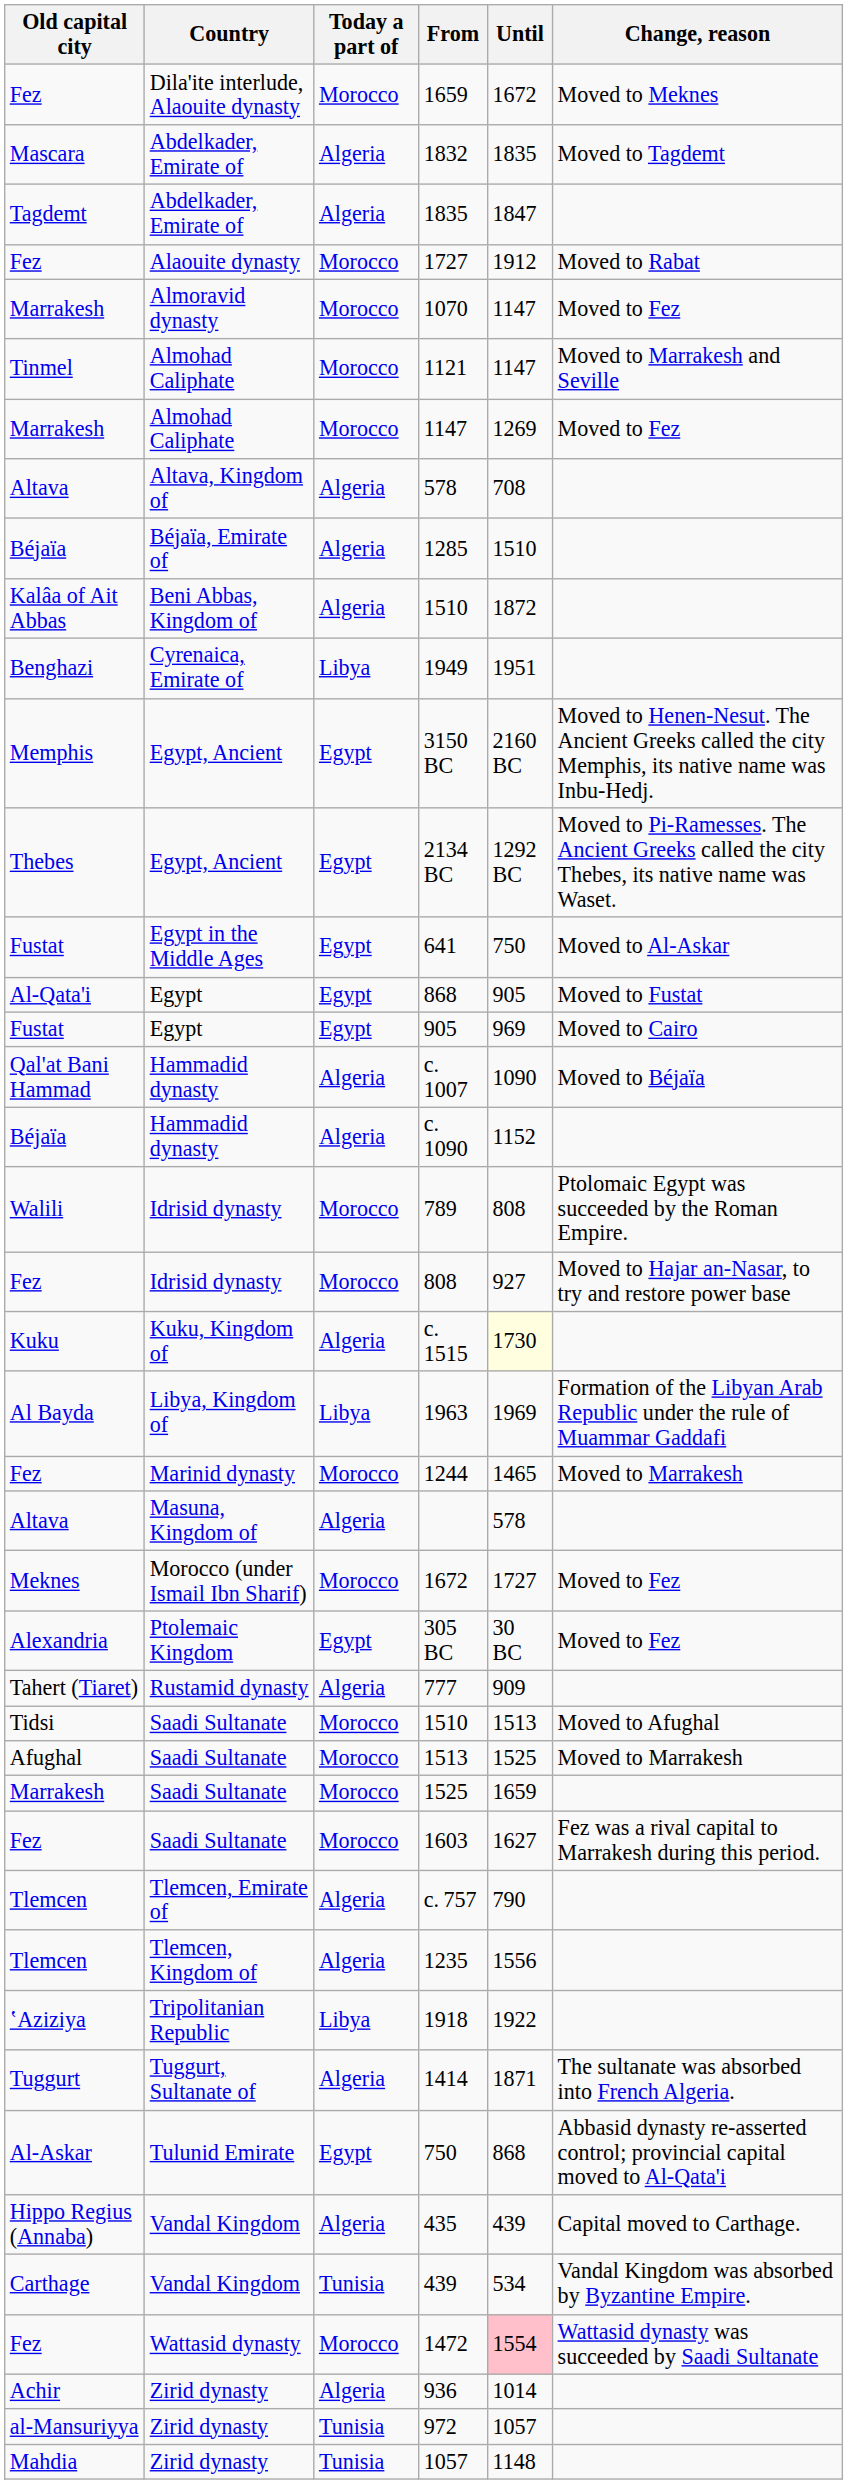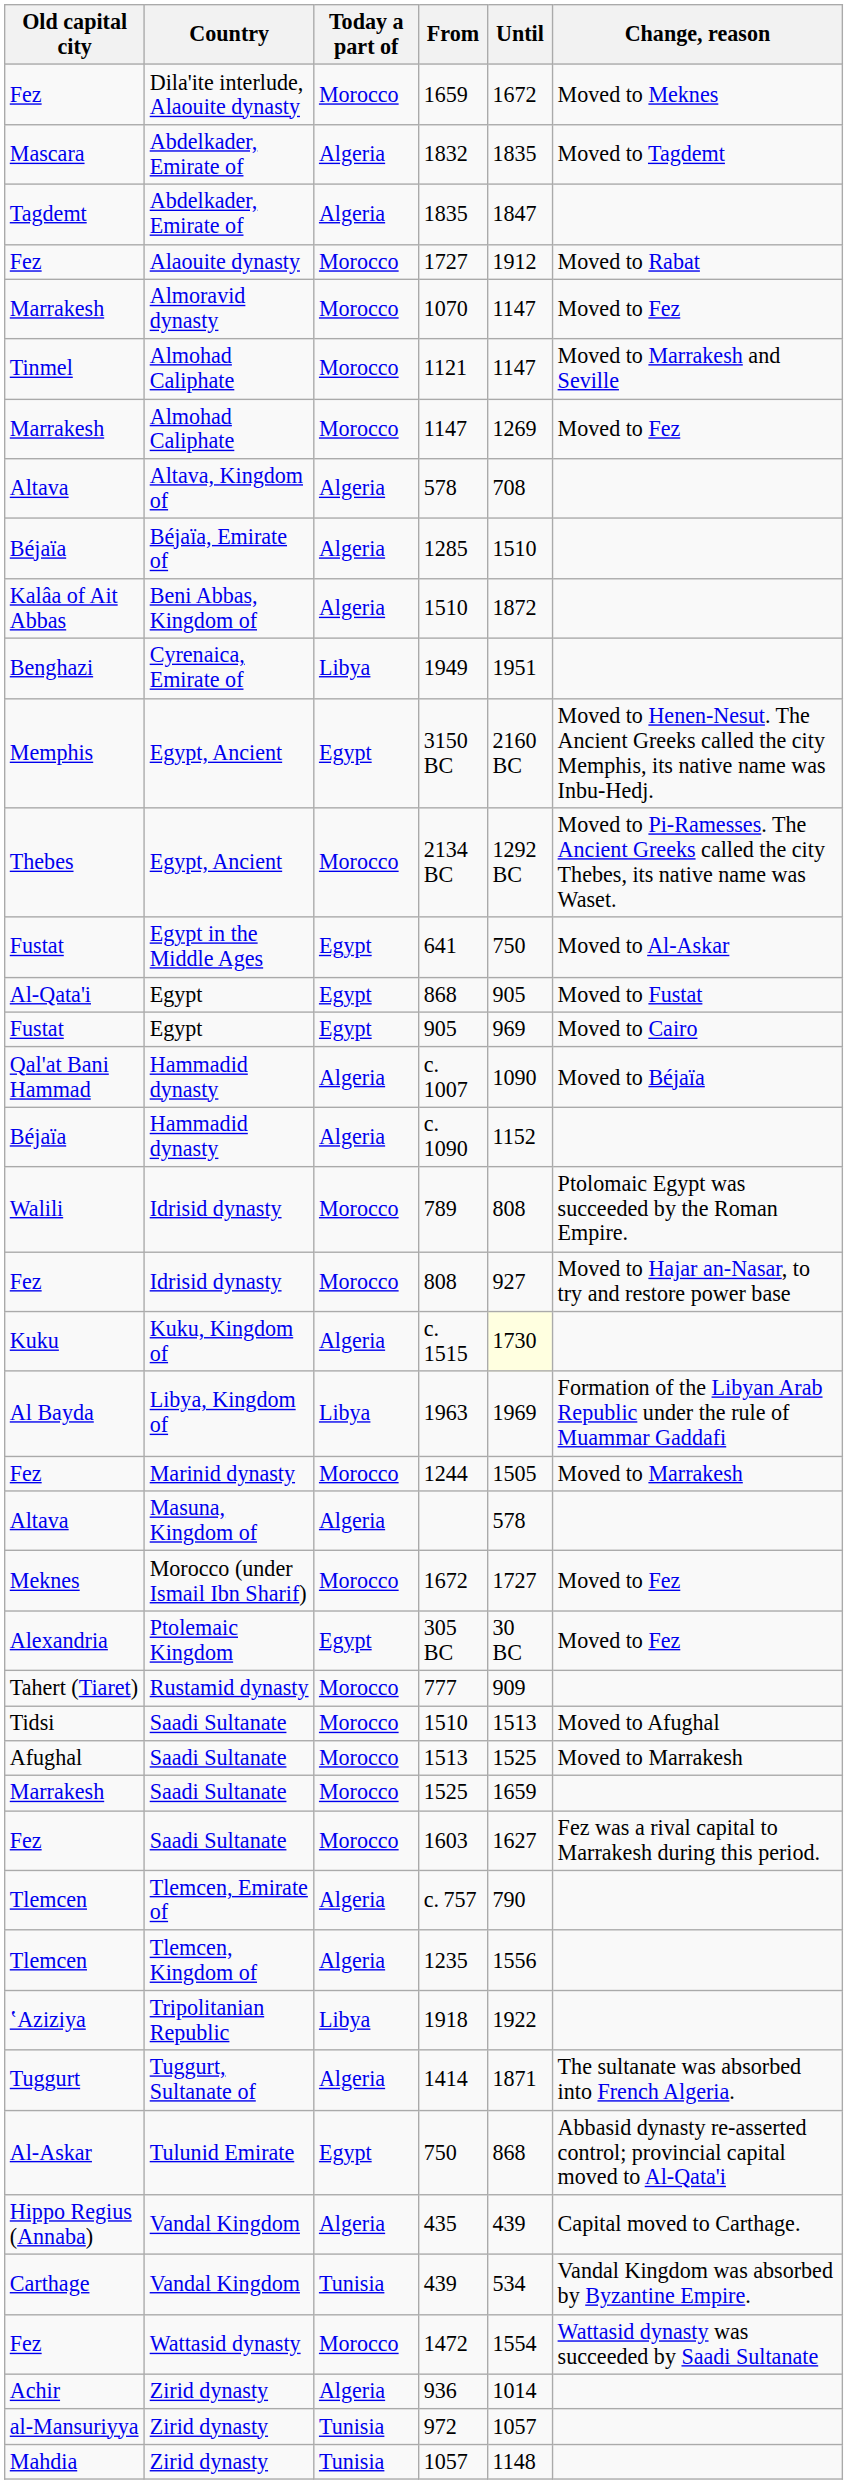(345, 862) Egypt -> (359, 862) Morocco
(514, 1473) 1465 -> (514, 1473) 1505
(352, 1687) Algeria -> (359, 1687) Morocco
(514, 2344) pink background -> (514, 2344) no background
